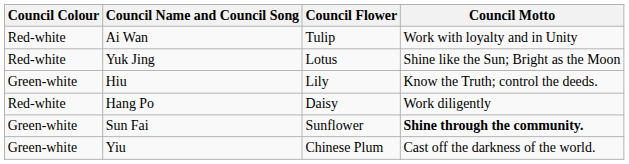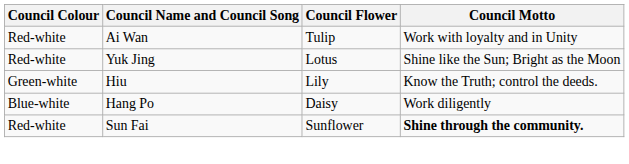(37, 103) Red-white -> (39, 103) Blue-white
(42, 125) Green-white -> (37, 125) Red-white
- row: (116, 147)
